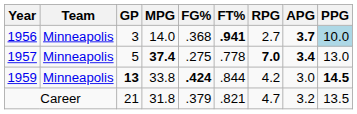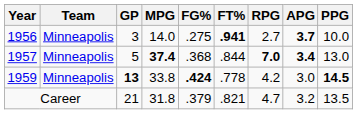(198, 36) .368 -> (198, 36) .275
(336, 36) lightblue background -> (336, 36) no background
(198, 57) .275 -> (198, 57) .368
(233, 57) .778 -> (233, 57) .844
(233, 78) .844 -> (233, 78) .778
